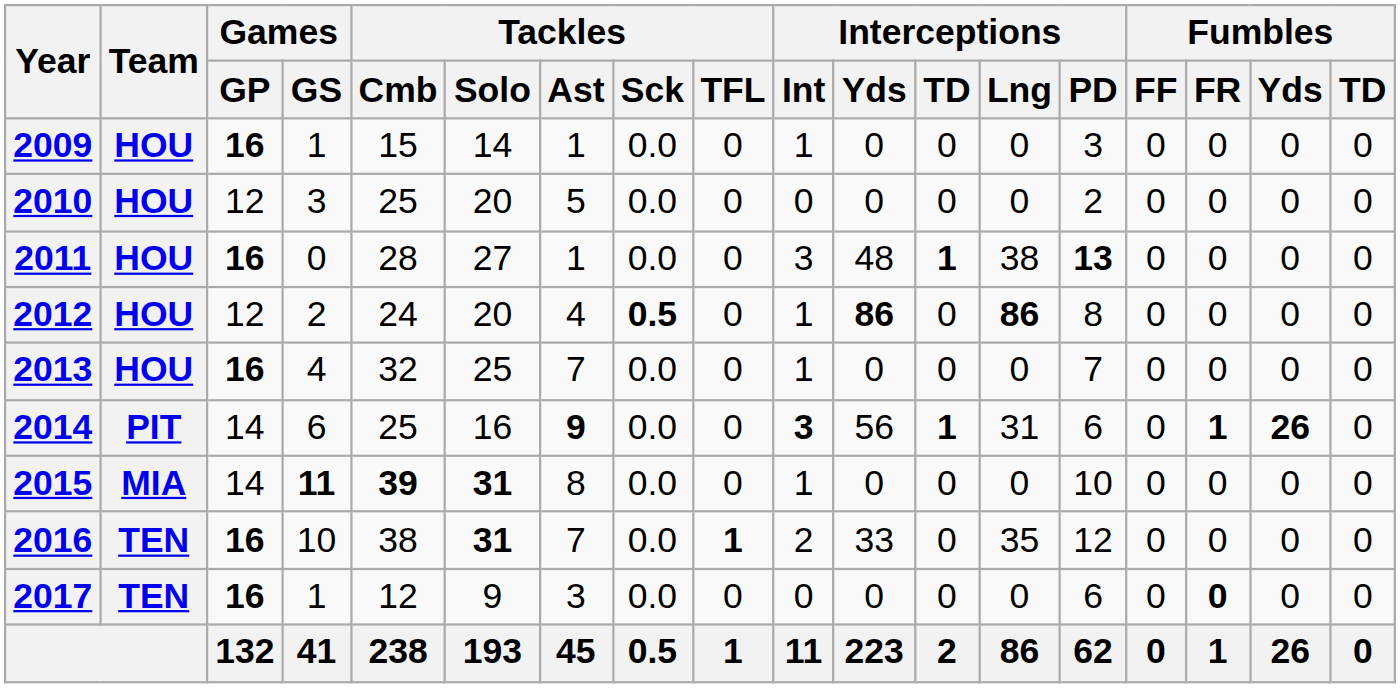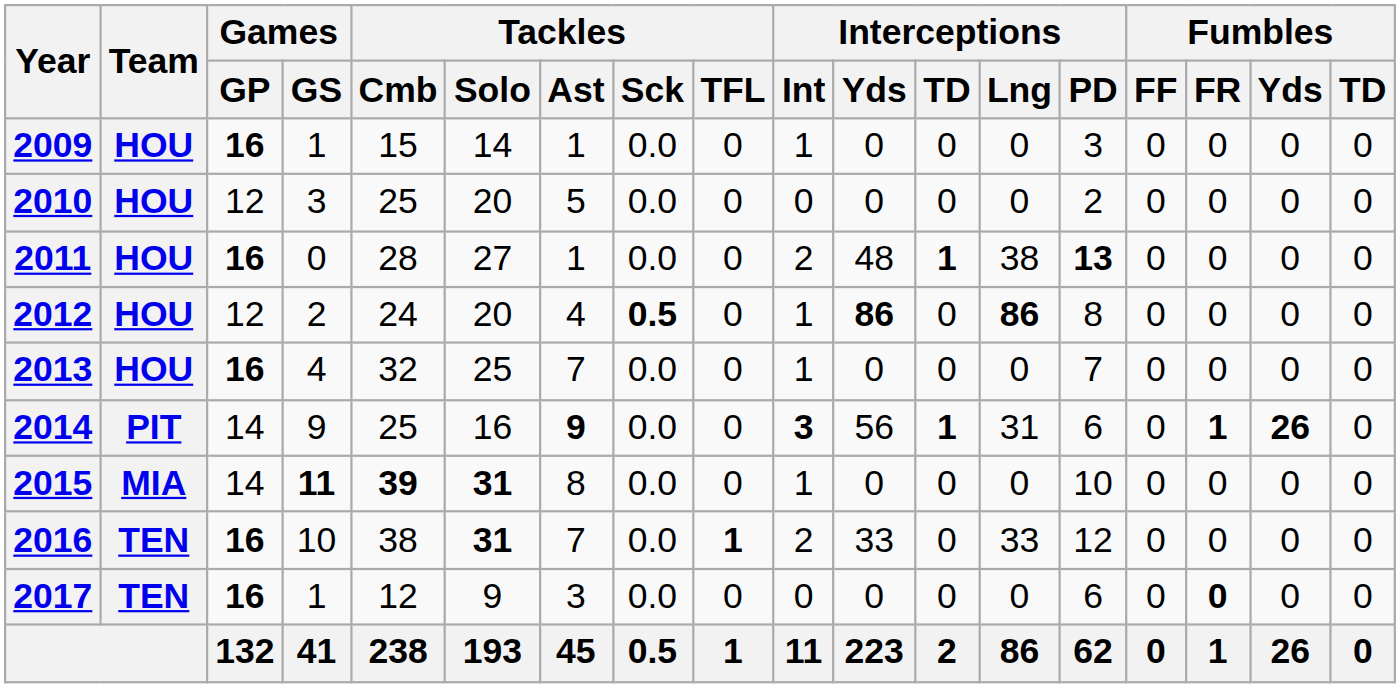(804, 257) 3 -> (804, 257) 2
(317, 426) 6 -> (317, 426) 9
(1019, 539) 35 -> (1019, 539) 33
